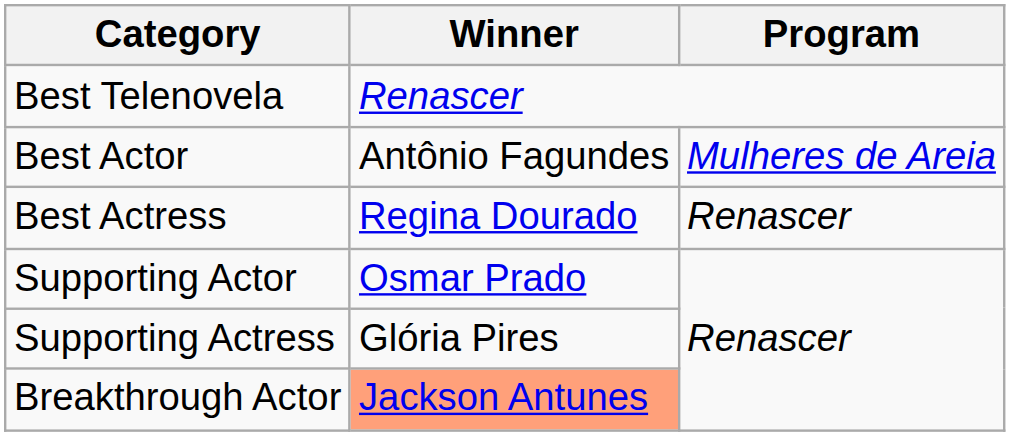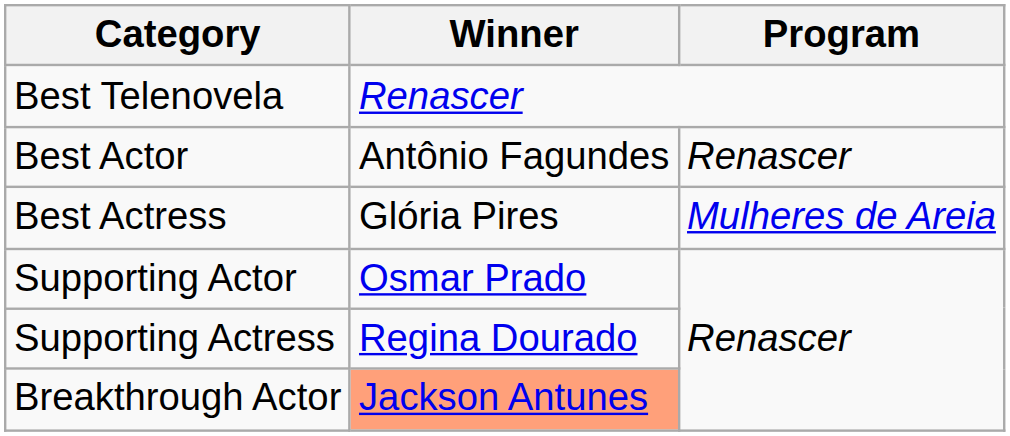(841, 156) Mulheres de Areia -> (769, 156) Renascer
(498, 216) Regina Dourado -> (459, 216) Glória Pires
(769, 216) Renascer -> (841, 216) Mulheres de Areia
(459, 338) Glória Pires -> (498, 338) Regina Dourado
